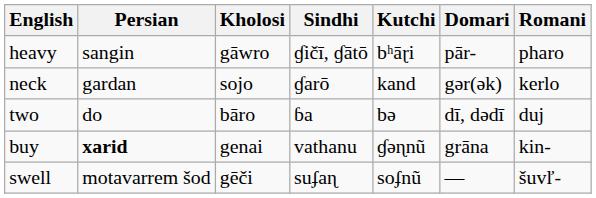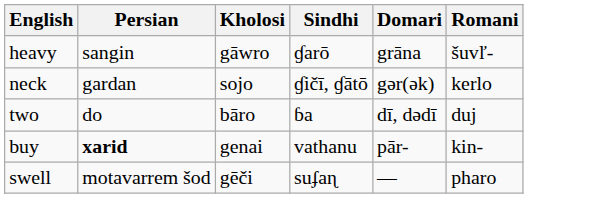- column: (406, 20)
(331, 51) ɠičī, ɠātō -> (312, 51) ɠarō
(460, 51) pār- -> (399, 51) grāna
(541, 51) pharo -> (472, 51) šuvľ-
(312, 83) ɠarō -> (331, 83) ɠičī, ɠātō
(467, 146) grāna -> (393, 146) pār-
(540, 177) šuvľ- -> (474, 177) pharo
